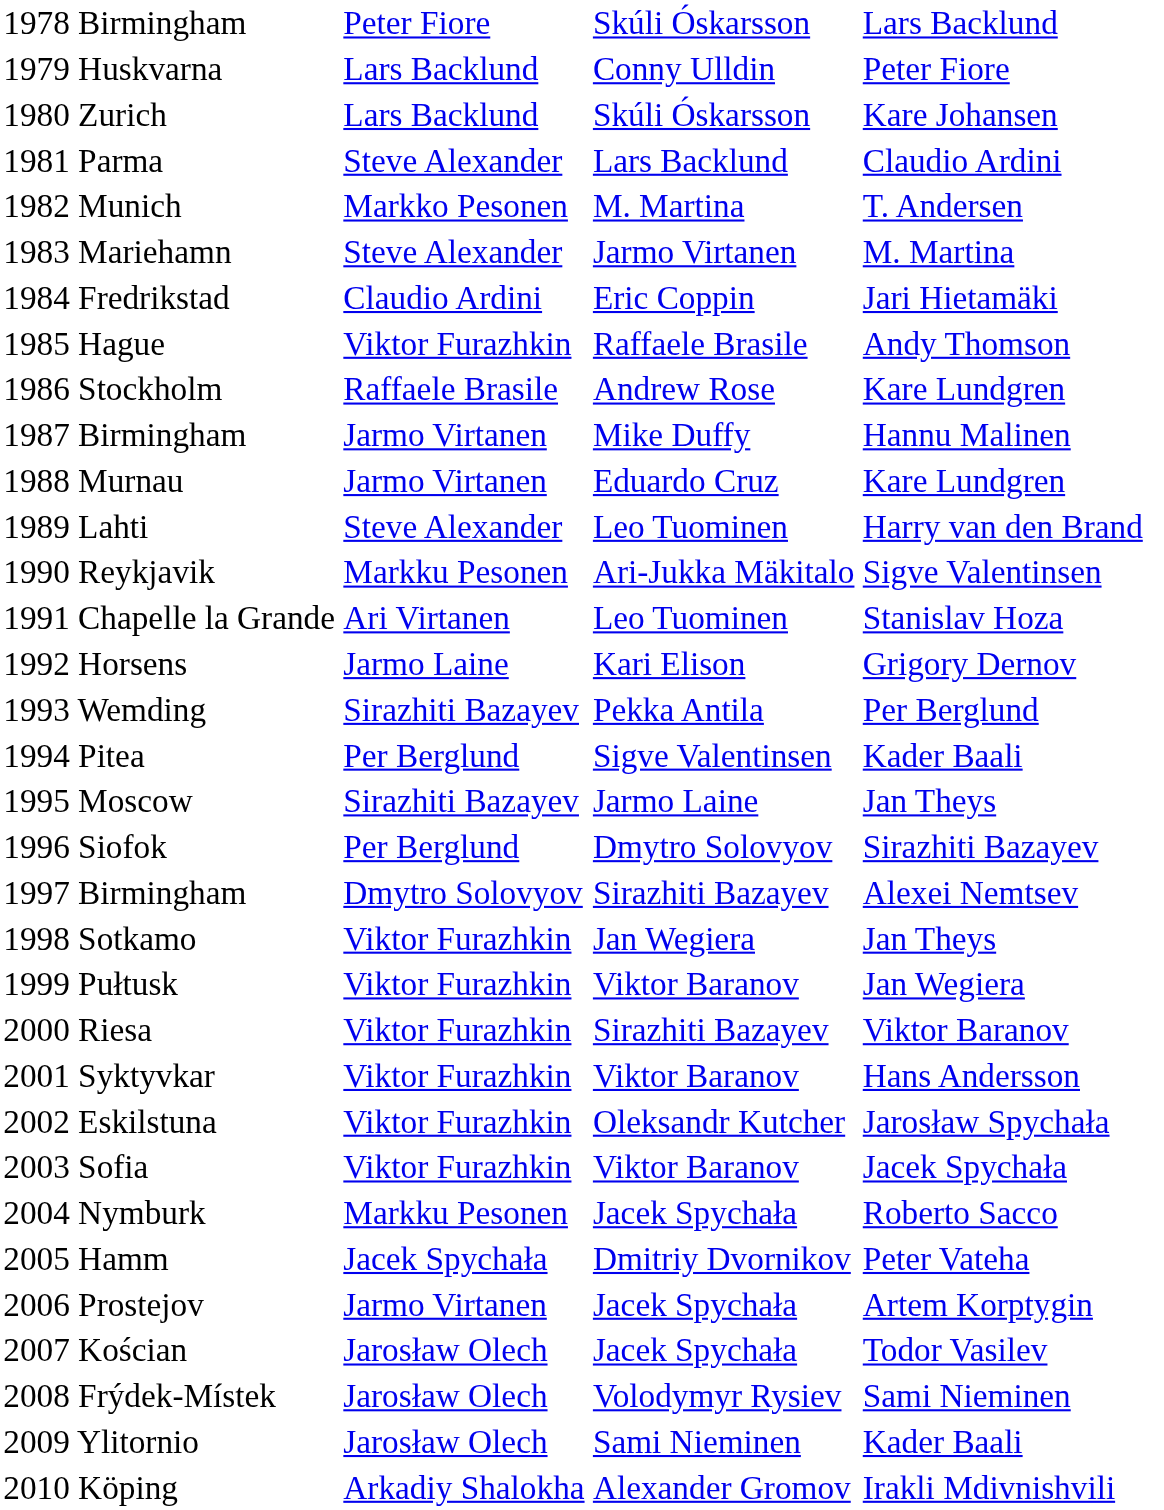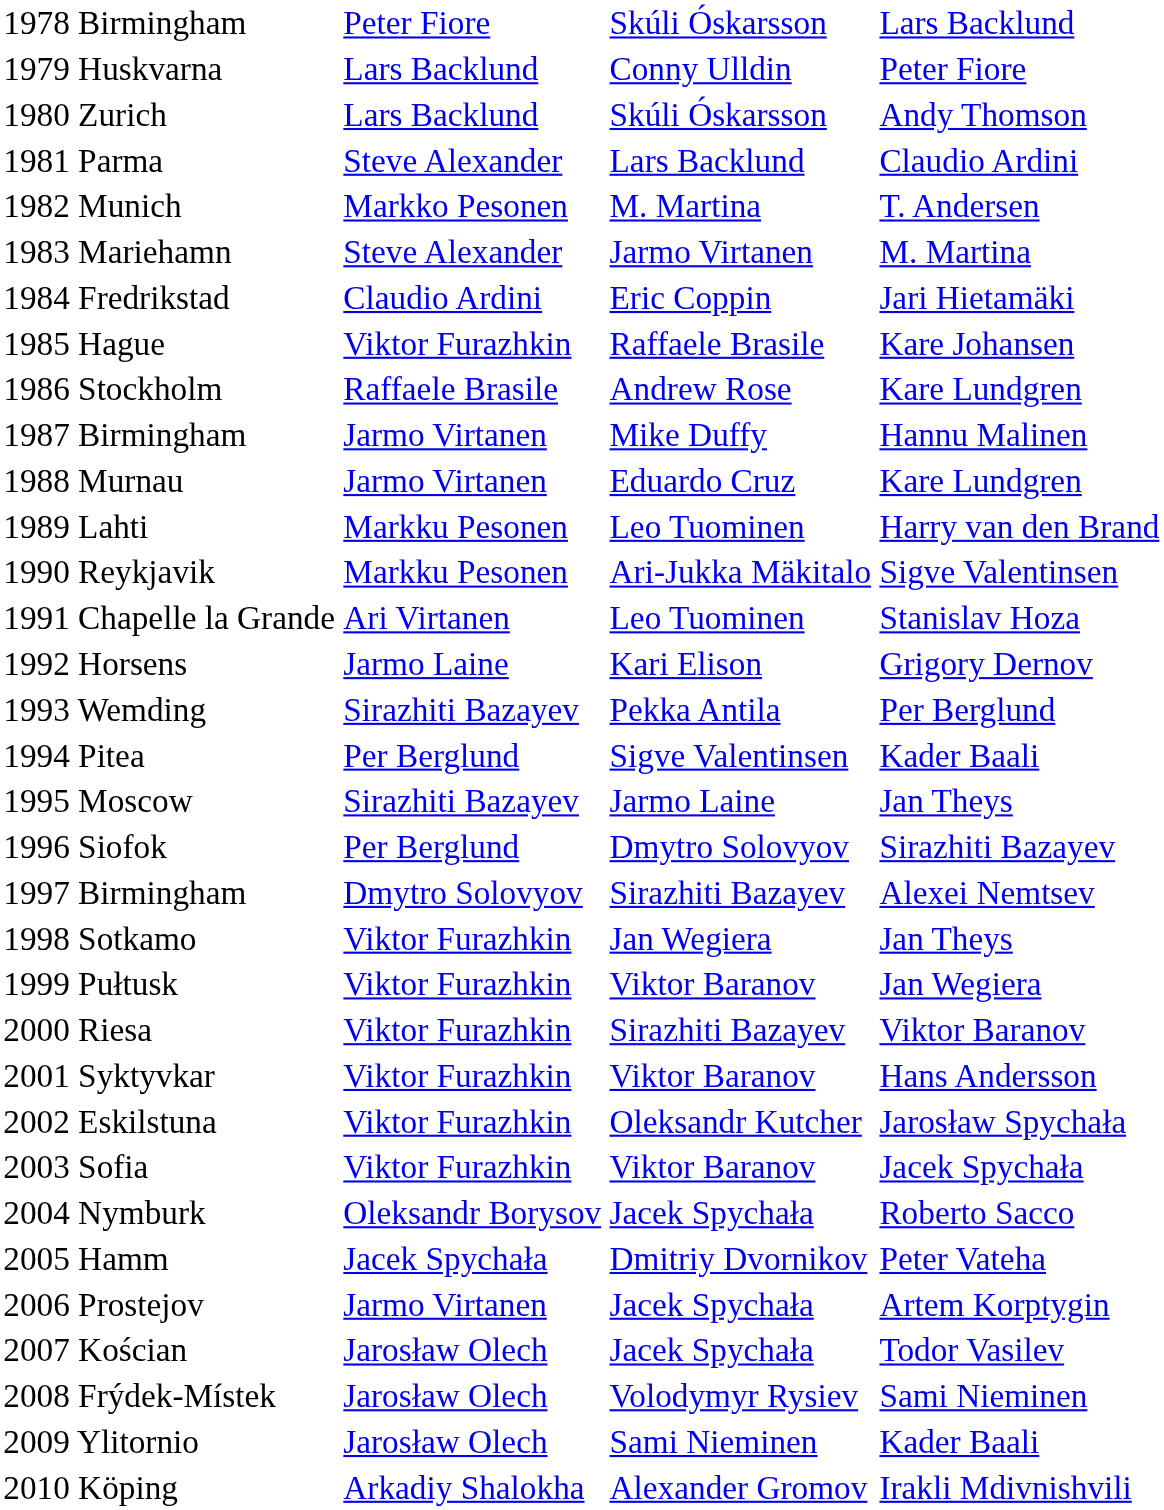(960, 114) Kare Johansen -> (983, 114) Andy Thomson
(966, 343) Andy Thomson -> (977, 343) Kare Johansen
(453, 526) Steve Alexander -> (456, 526) Markku Pesonen
(456, 1213) Markku Pesonen -> (472, 1213) Oleksandr Borysov
